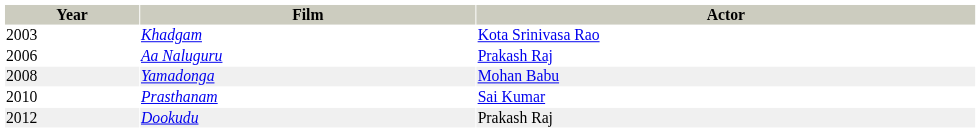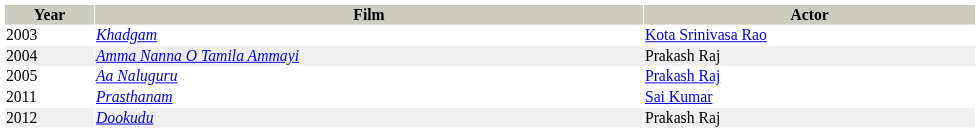+ row: (198, 55)
(22, 55) 2006 -> (22, 76) 2005
- row: (178, 76)
(22, 97) 2010 -> (21, 97) 2011
